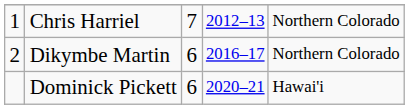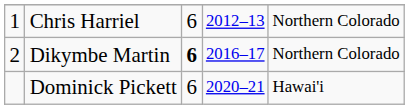(192, 21) 7 -> (192, 21) 6
(192, 54) normal -> (192, 54) bold
